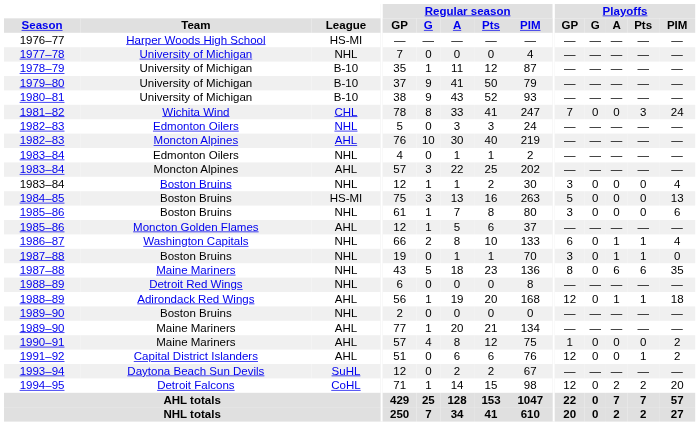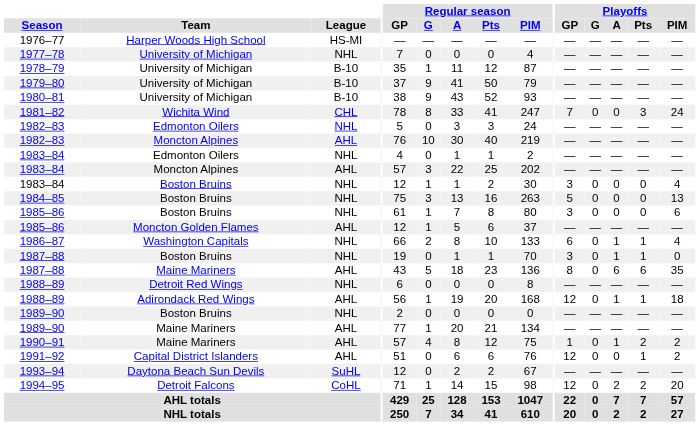(346, 198) HS-MI -> (346, 198) NHL
(346, 270) NHL -> (346, 270) AHL
(617, 342) 0 -> (617, 342) 1
(643, 342) 0 -> (643, 342) 2
